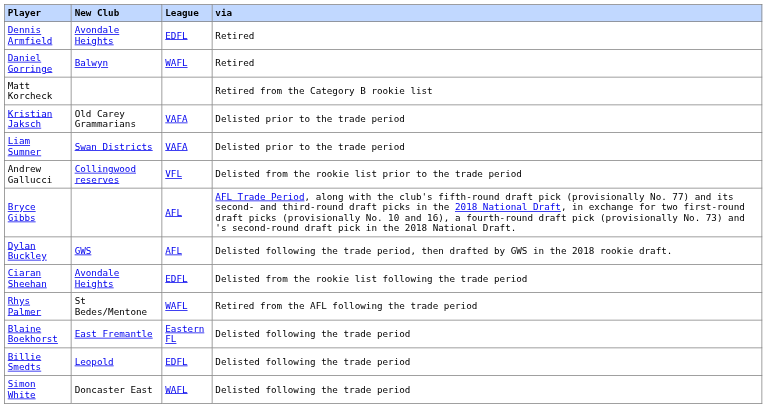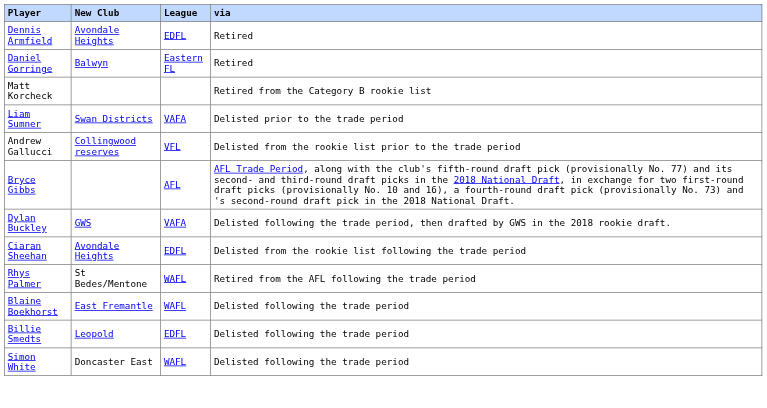(176, 63) WAFL -> (183, 63) Eastern FL
- row: (30, 119)
(174, 251) AFL -> (175, 223) VAFA
(185, 334) Eastern FL -> (175, 306) WAFL
